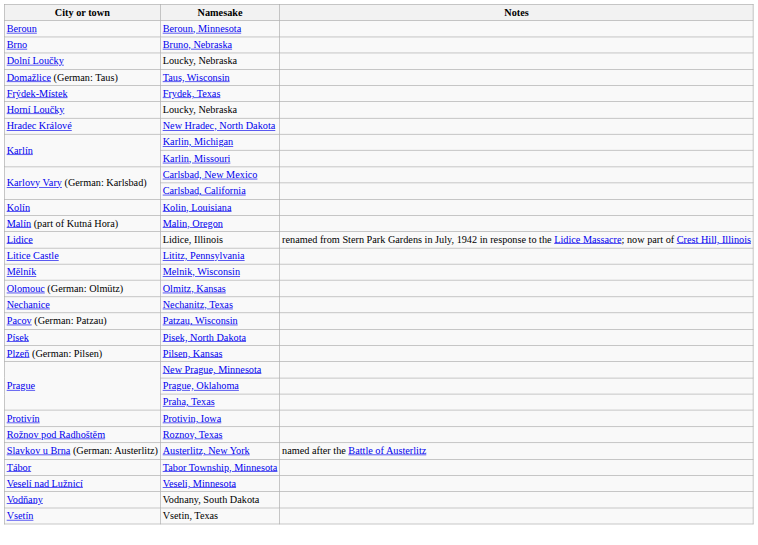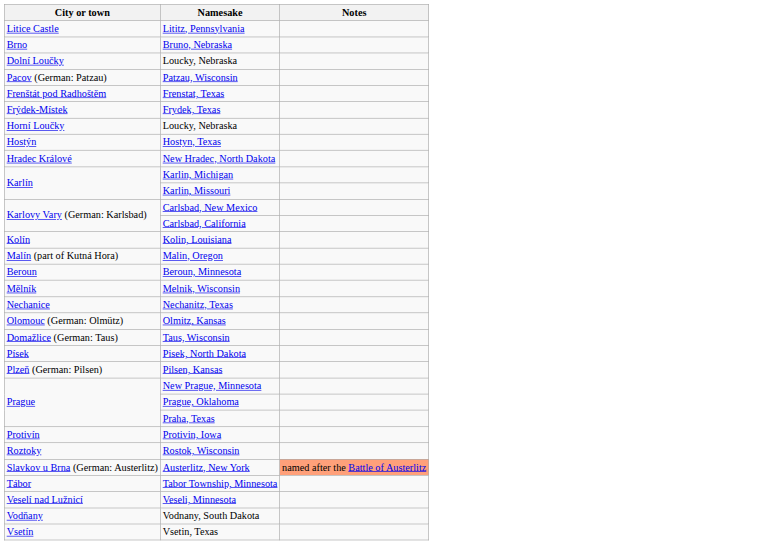rows swapped: (22, 28) <-> (33, 256)
rows swapped: (62, 77) <-> (57, 321)
+ row: (56, 93)
+ row: (21, 142)
- row: (20, 239)
rows swapped: (28, 304) <-> (65, 288)
- row: (56, 434)
+ row: (24, 451)
(354, 451) no background -> (354, 467) lightsalmon background
